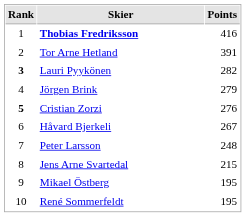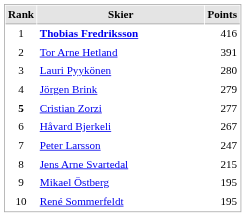(21, 71) bold -> (21, 71) normal
(229, 71) 282 -> (229, 71) 280
(229, 108) 276 -> (229, 108) 277
(229, 145) 248 -> (229, 145) 247
